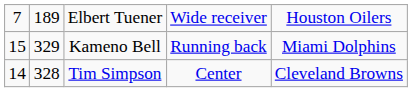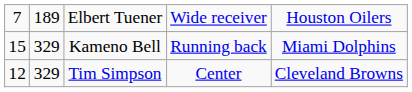(17, 73) 14 -> (17, 73) 12
(47, 73) 328 -> (47, 73) 329
